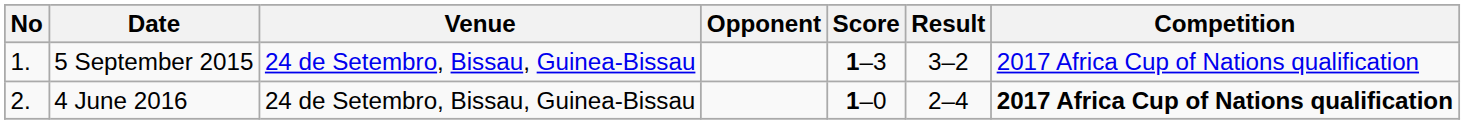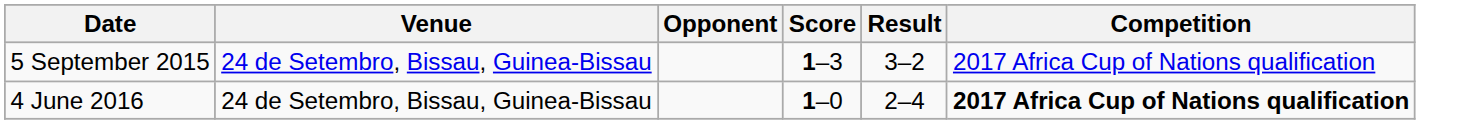- column: (27, 24)
